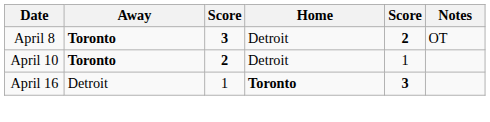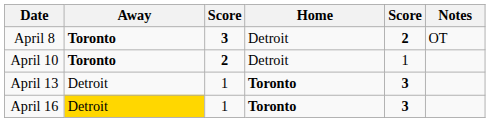+ row: (34, 83)
(88, 83) no background -> (88, 106) gold background
